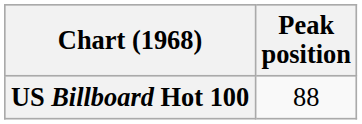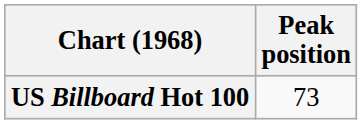(306, 97) 88 -> (306, 97) 73
